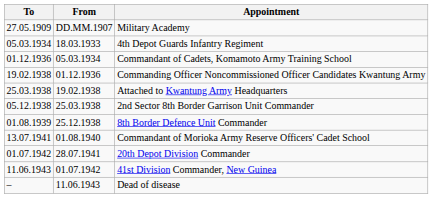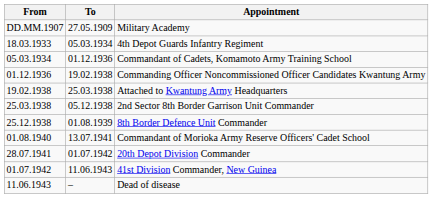columns swapped: (84, 12) <-> (29, 12)
